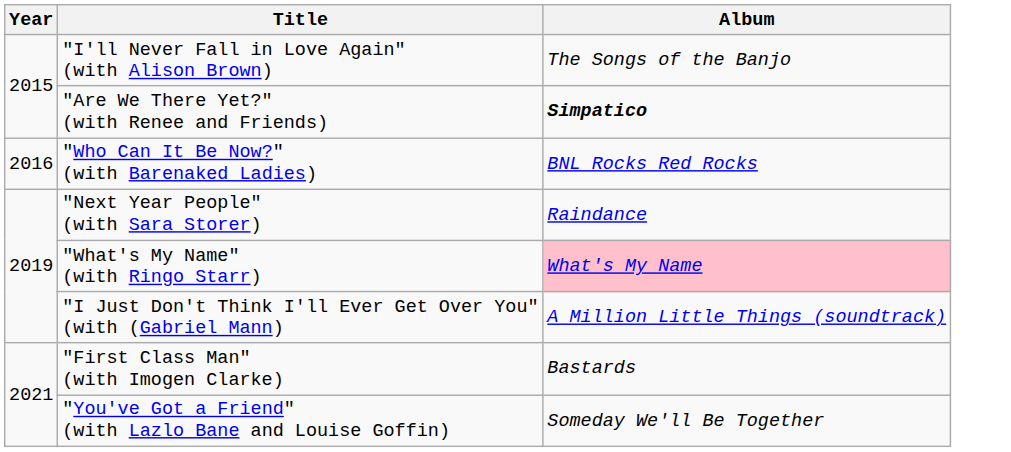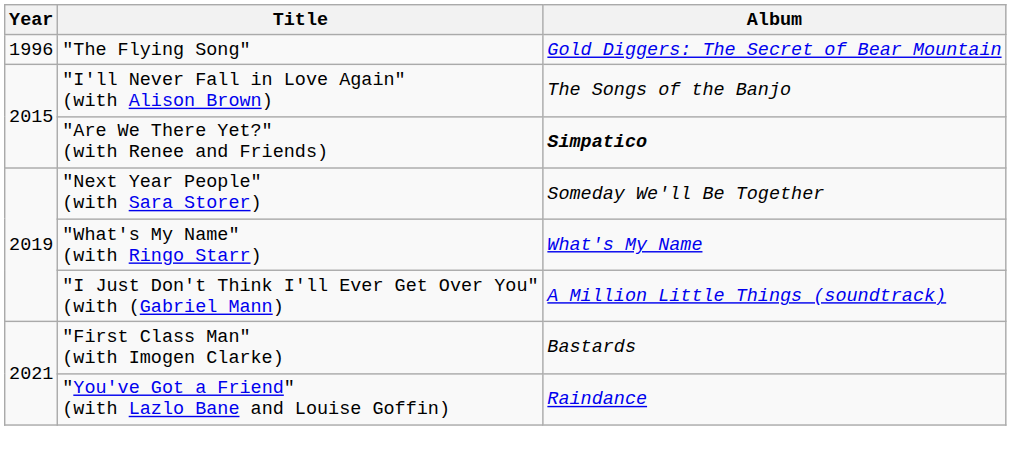+ row: (156, 50)
- row: (190, 163)
(597, 215) Raindance -> (686, 193) Someday We'll Be Together
(625, 266) pink background -> (625, 245) no background
(686, 420) Someday We'll Be Together -> (597, 399) Raindance
